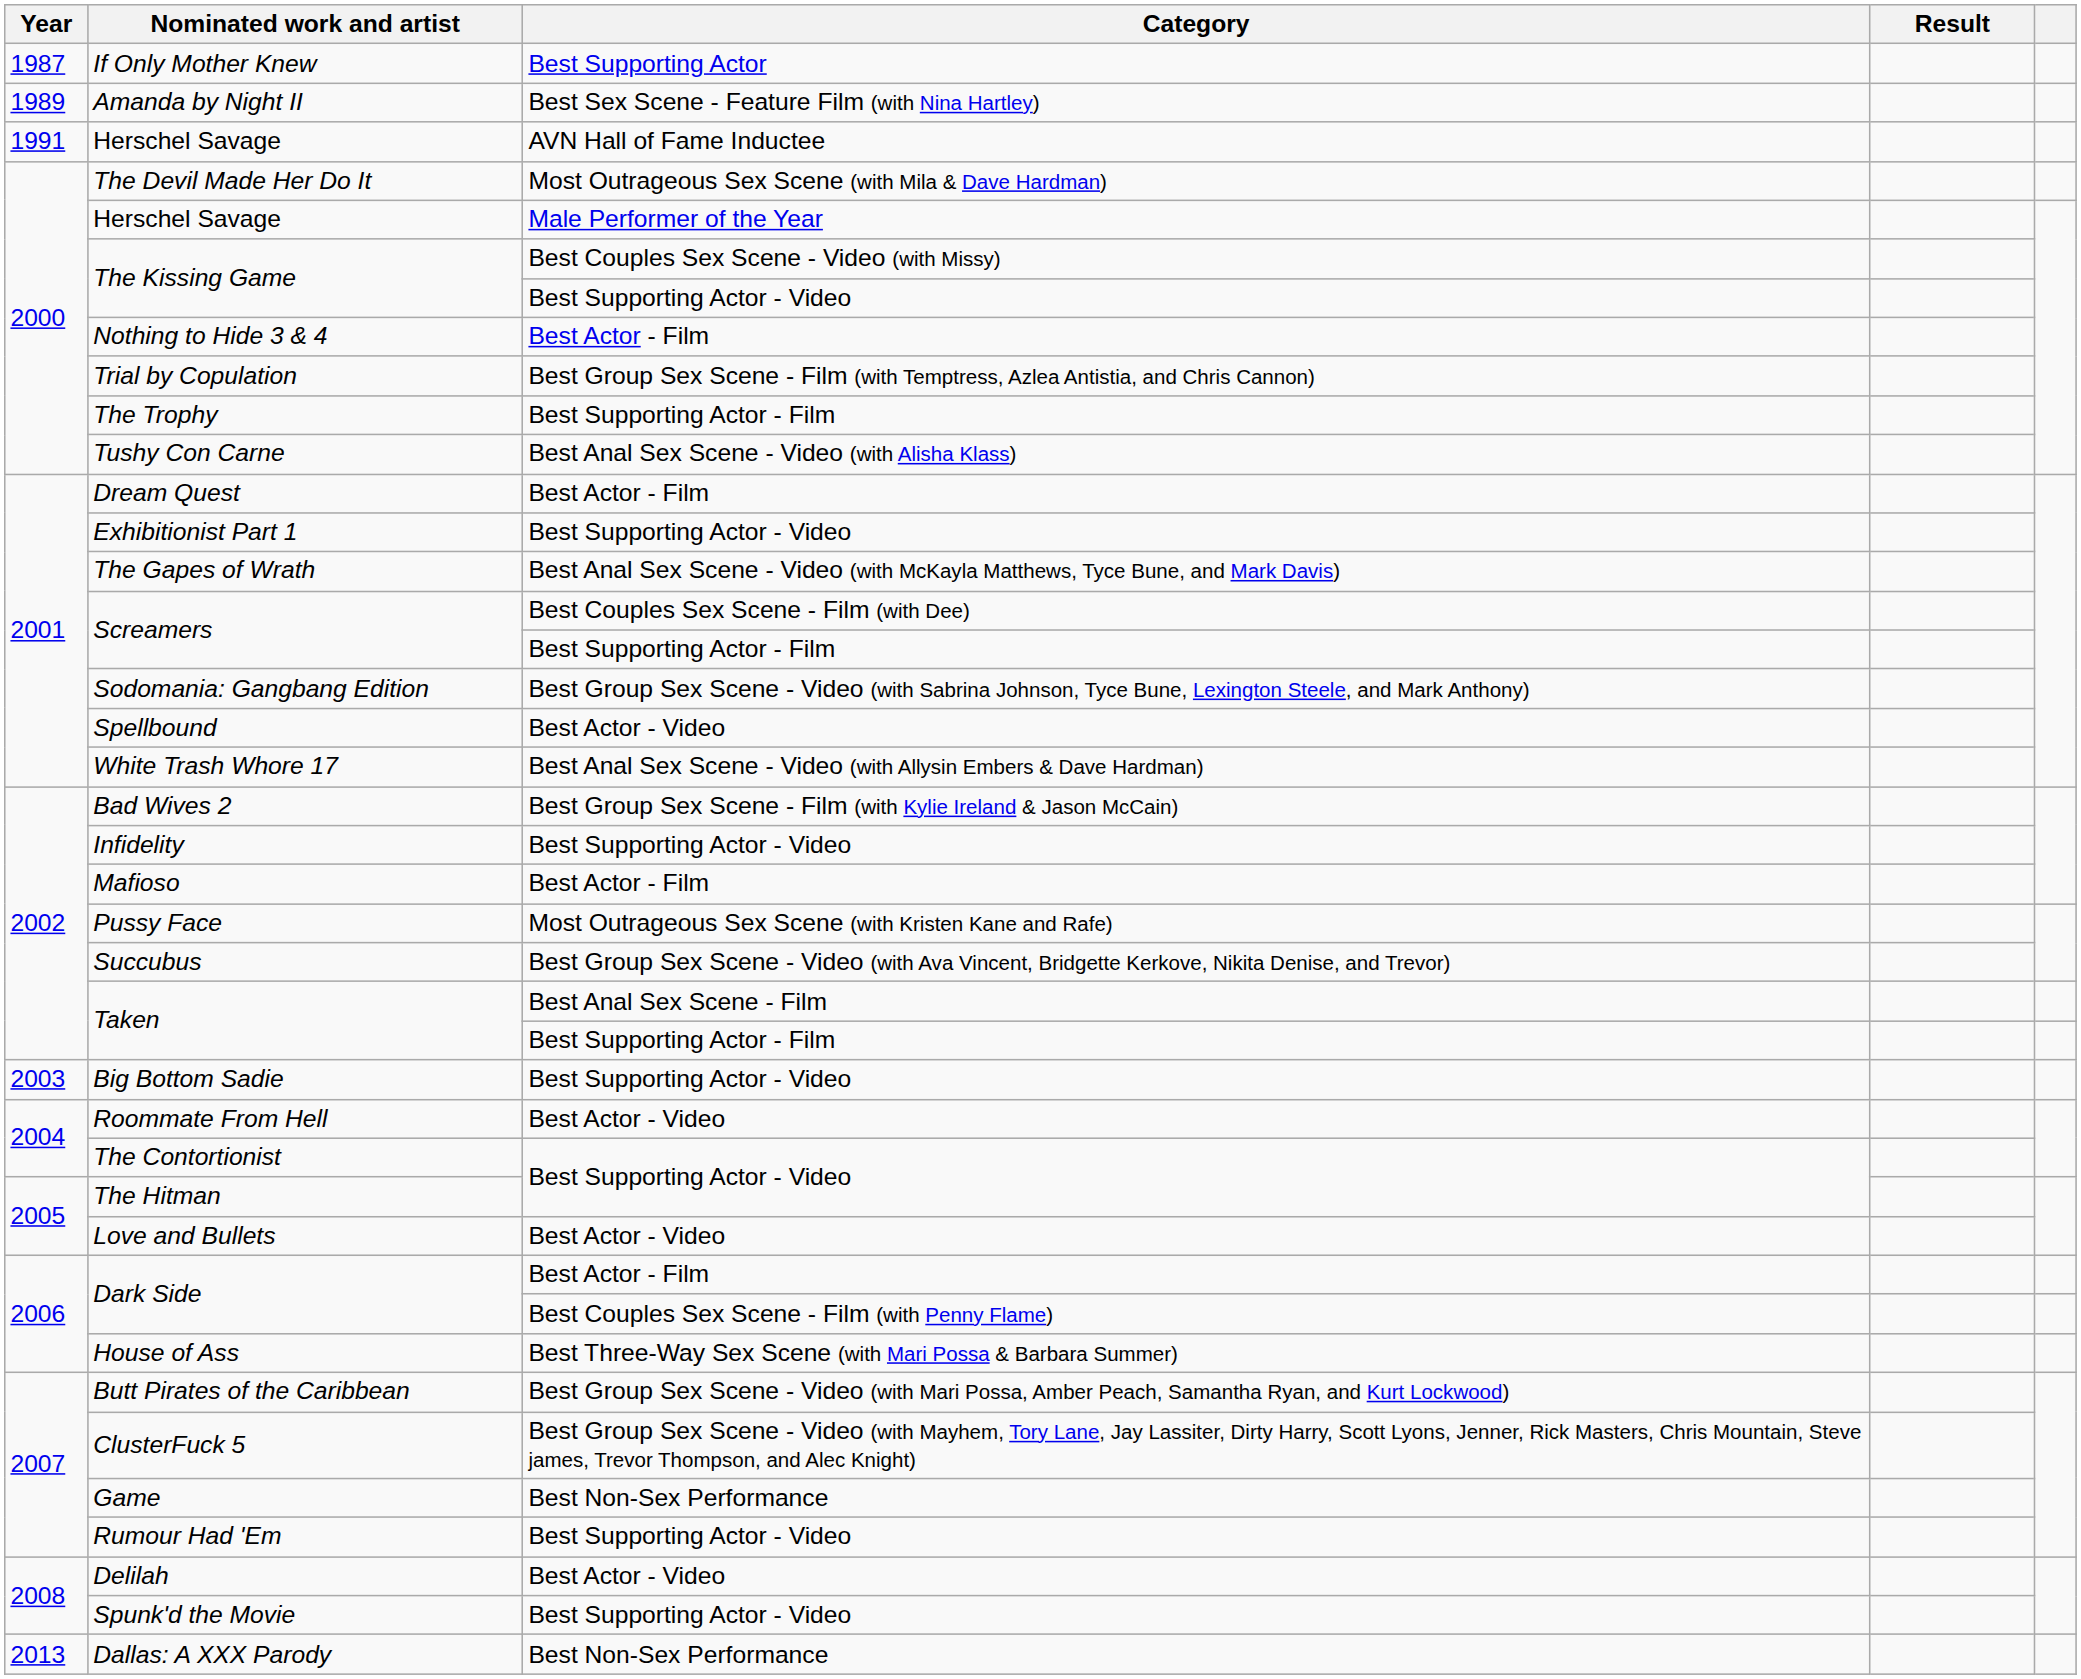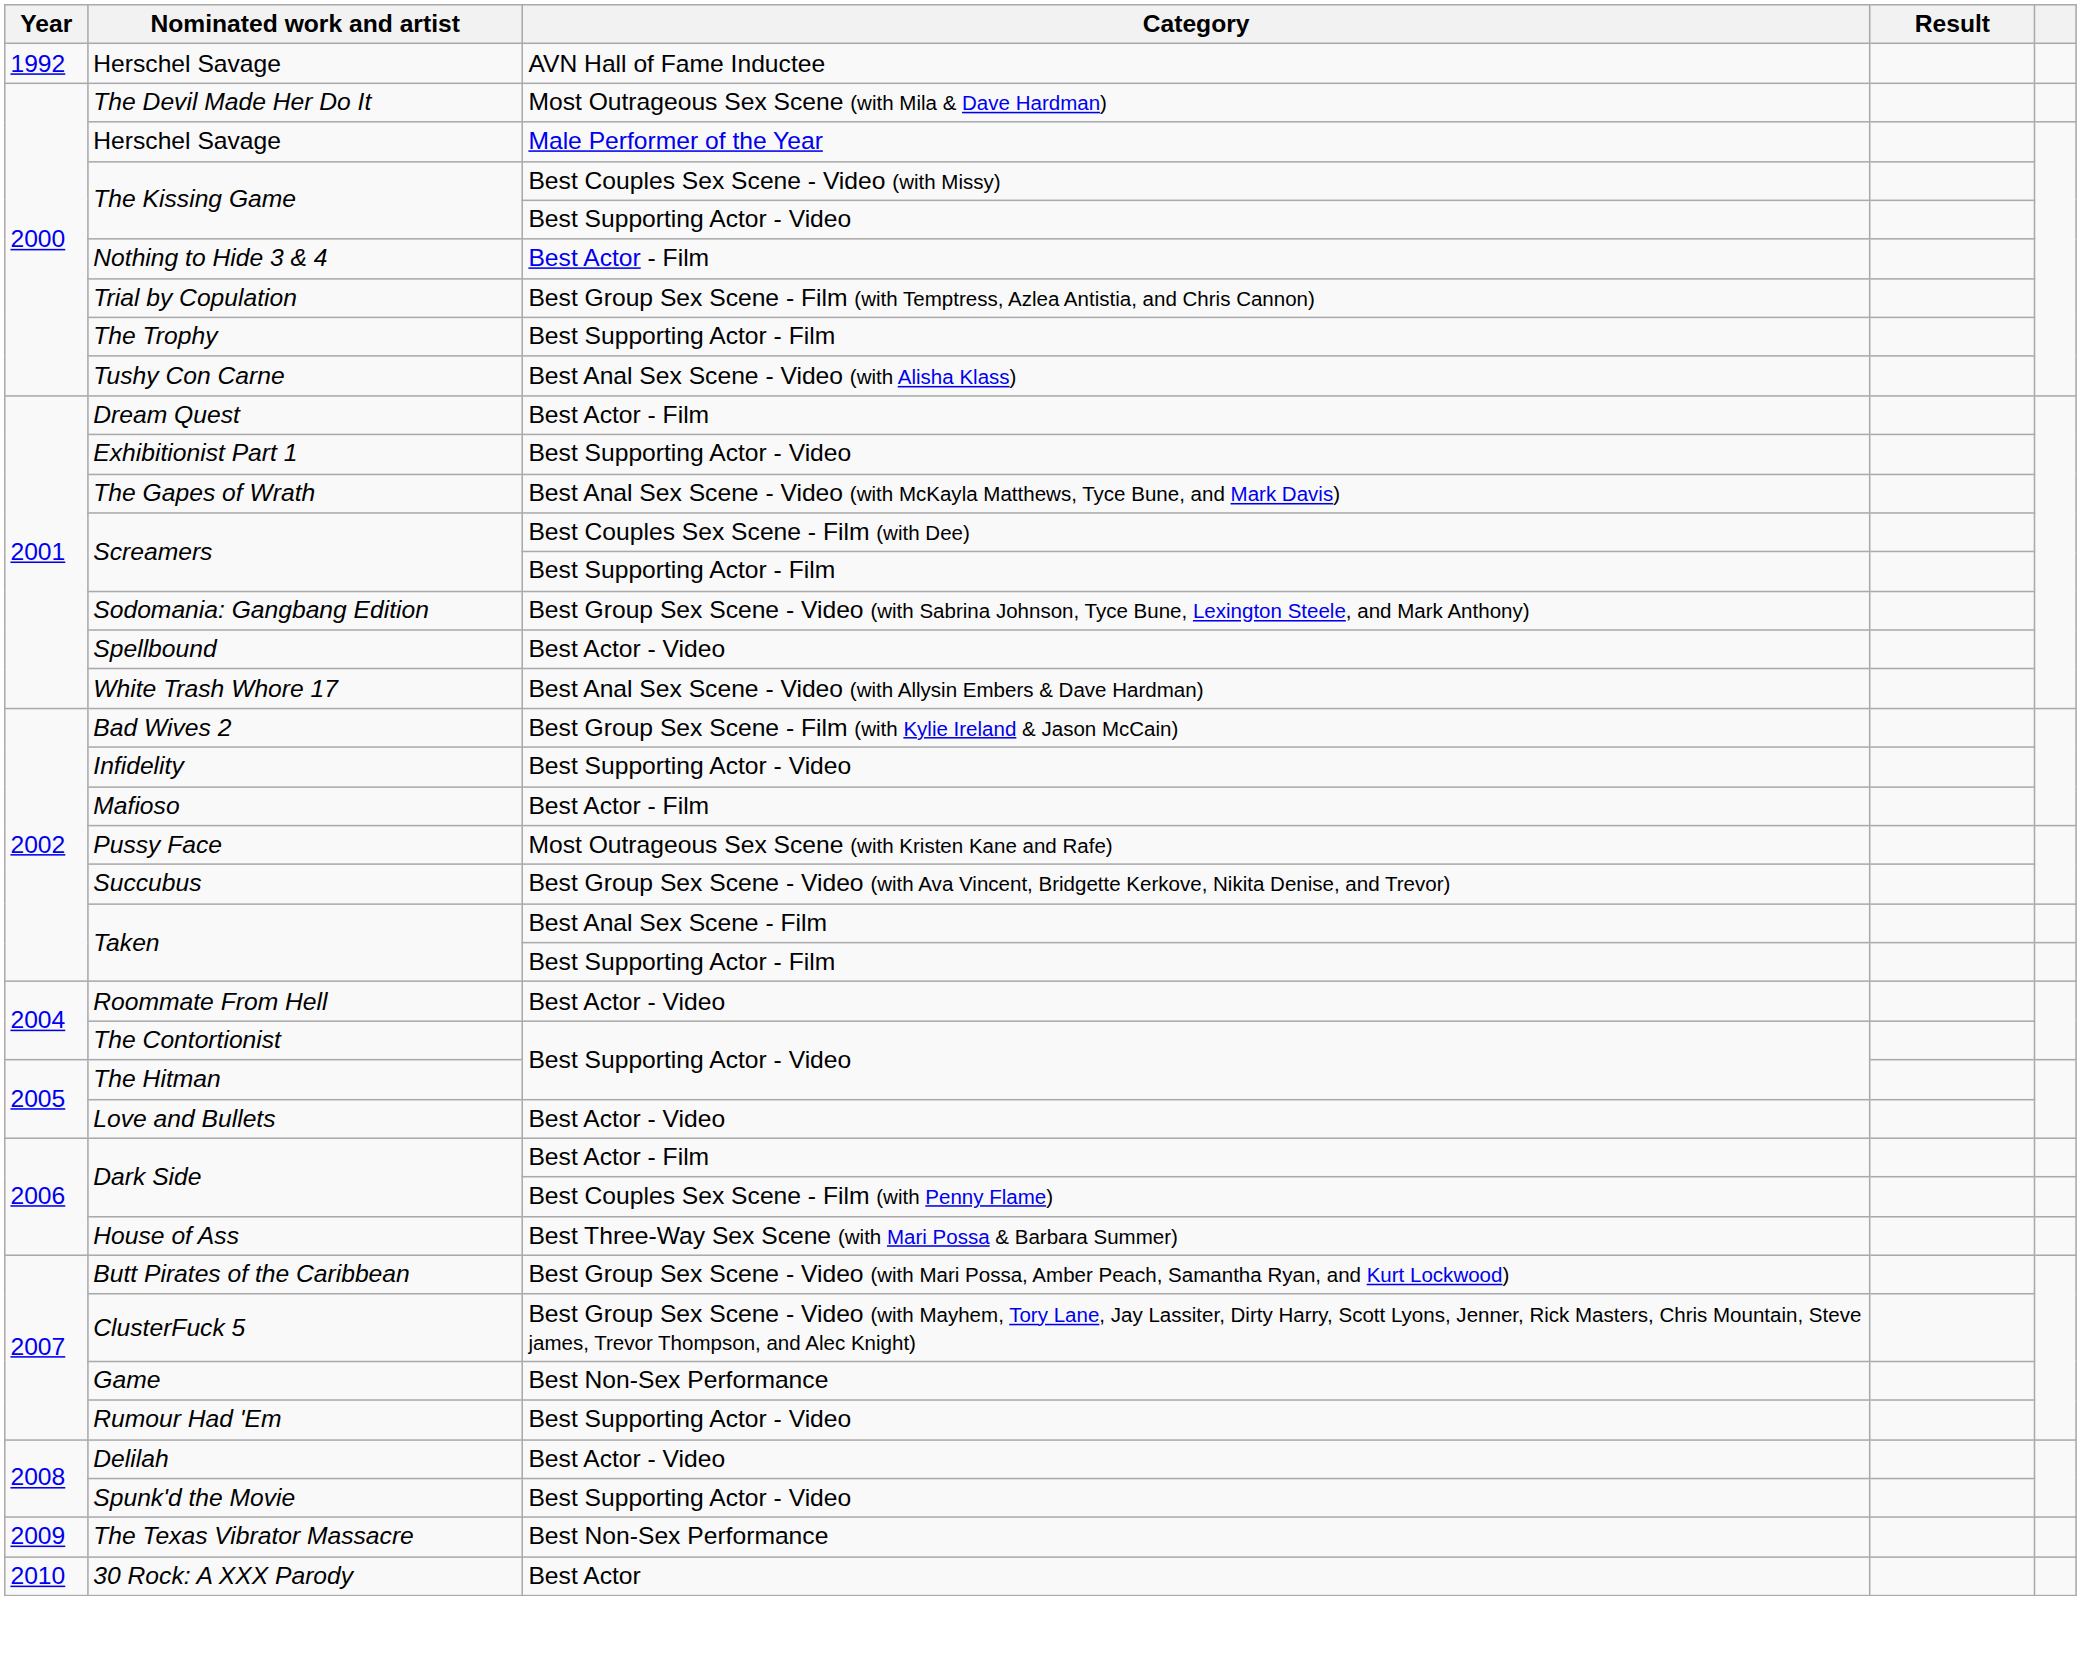- row: (205, 63)
- row: (198, 102)
(38, 141) 1991 -> (38, 63) 1992
- row: (189, 1079)
+ row: (254, 1536)
+ row: (223, 1575)
- row: (212, 1653)
